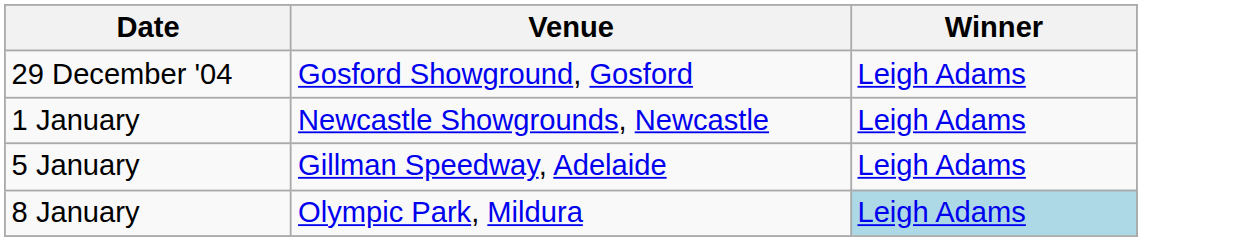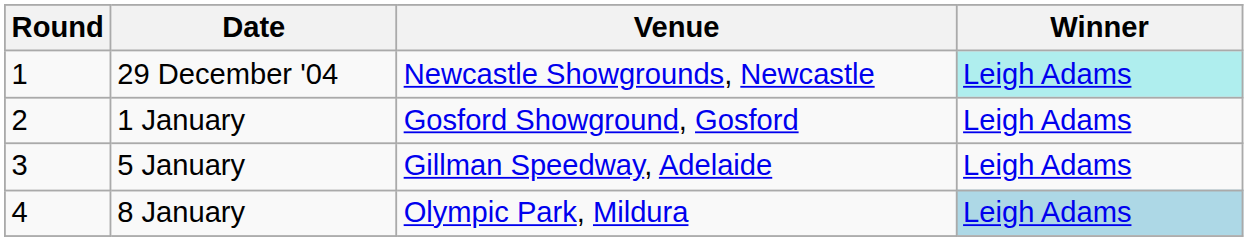+ column: (58, 27)
(496, 73) Gosford Showground, Gosford -> (639, 73) Newcastle Showgrounds, Newcastle
(942, 73) no background -> (1047, 73) paleturquoise background
(534, 119) Newcastle Showgrounds, Newcastle -> (601, 119) Gosford Showground, Gosford
